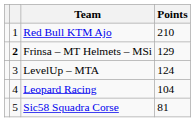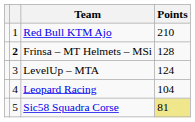(166, 51) 129 -> (166, 51) 128
(163, 108) no background -> (163, 108) khaki background
